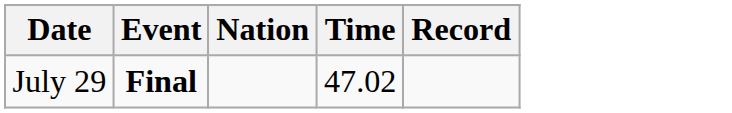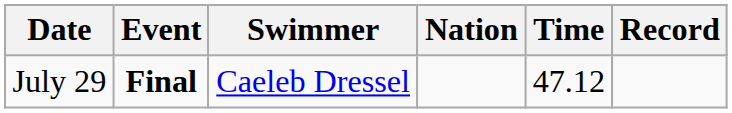+ column: (313, 30)
(360, 81) 47.02 -> (569, 81) 47.12
